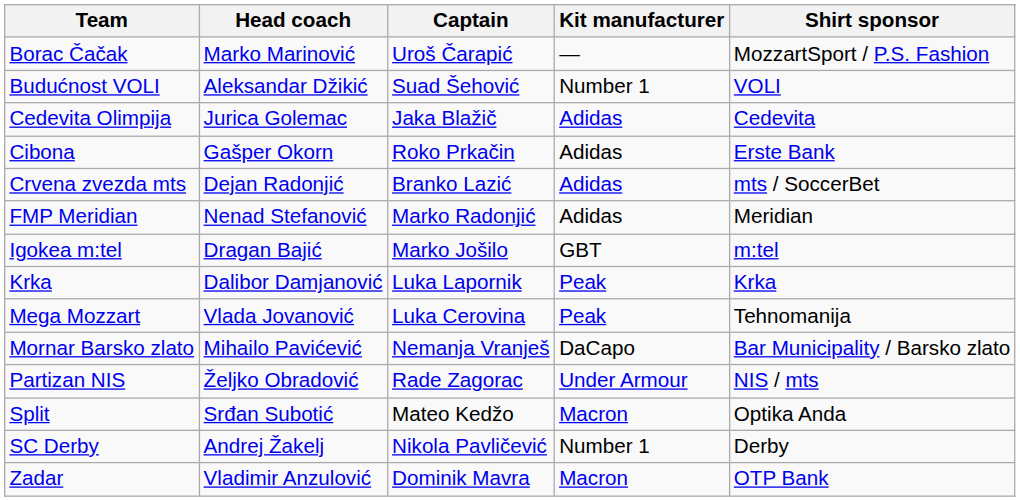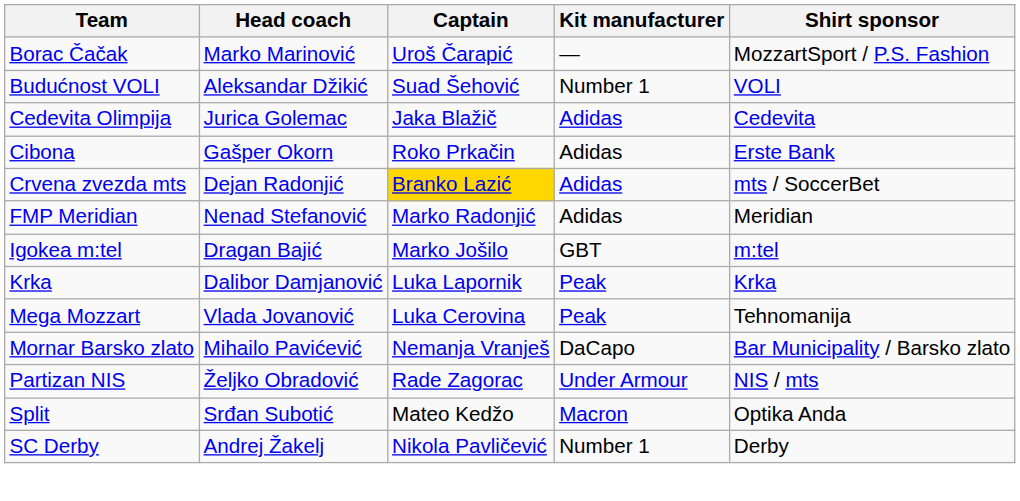(452, 184) no background -> (452, 184) gold background
- row: (36, 479)
